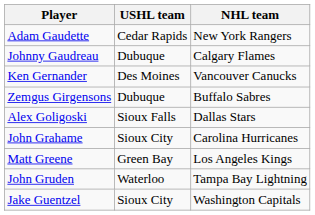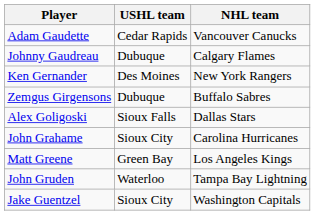(242, 35) New York Rangers -> (245, 35) Vancouver Canucks
(245, 76) Vancouver Canucks -> (242, 76) New York Rangers
